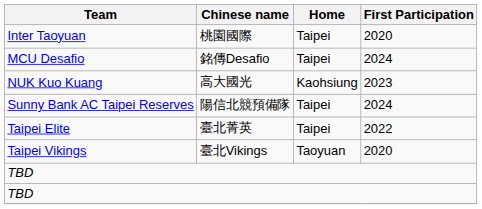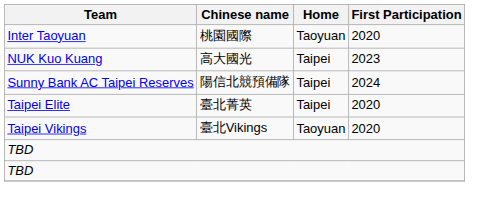(313, 36) Taipei -> (321, 36) Taoyuan
- row: (46, 59)
(327, 82) Kaohsiung -> (313, 59) Taipei
(378, 128) 2022 -> (366, 105) 2020
